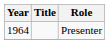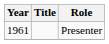(18, 30) 1964 -> (18, 30) 1961
